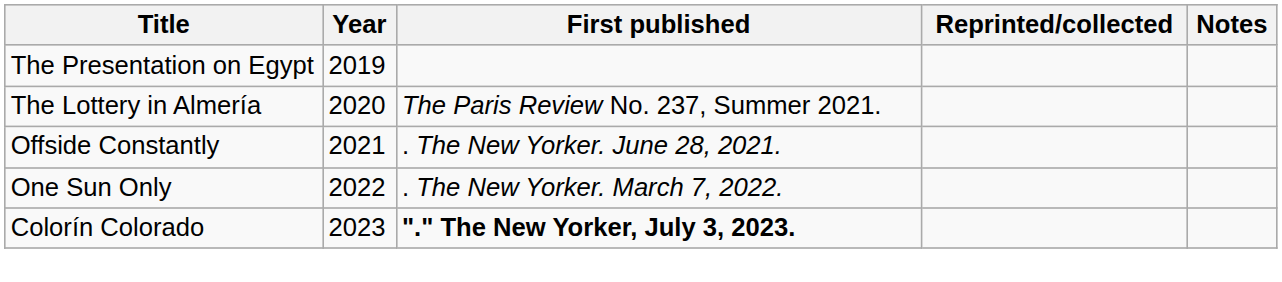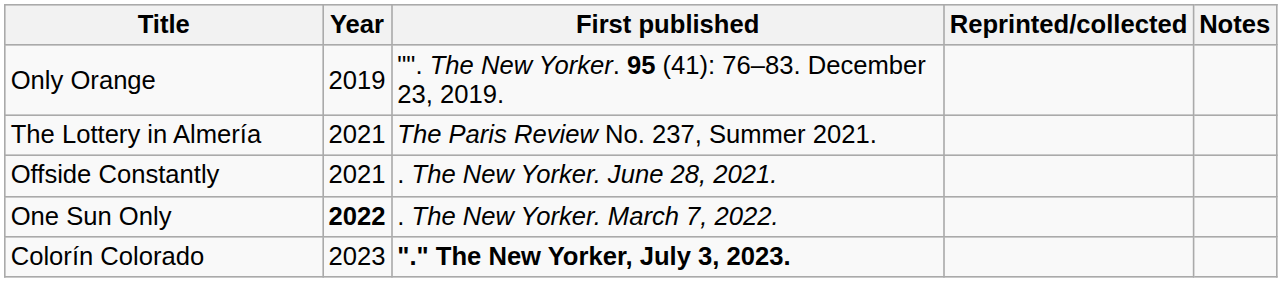- row: (162, 65)
+ row: (83, 79)
(357, 106) 2020 -> (357, 134) 2021
(357, 187) normal -> (357, 216) bold
